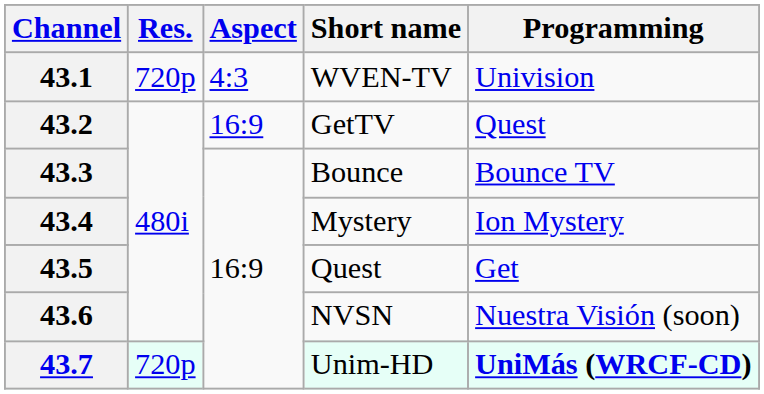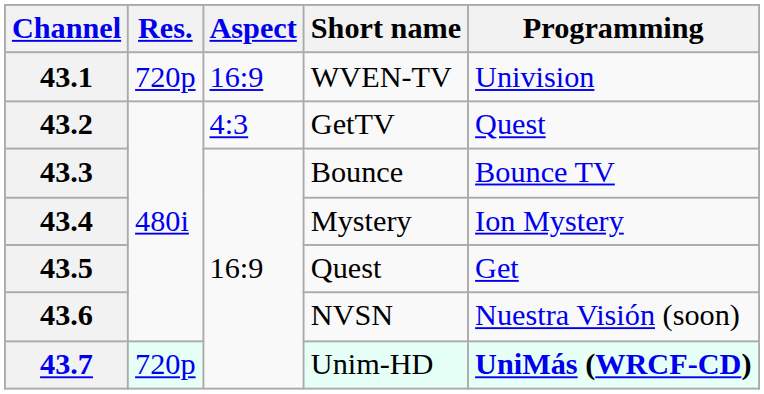(229, 76) 4:3 -> (236, 76) 16:9
(236, 124) 16:9 -> (229, 124) 4:3
